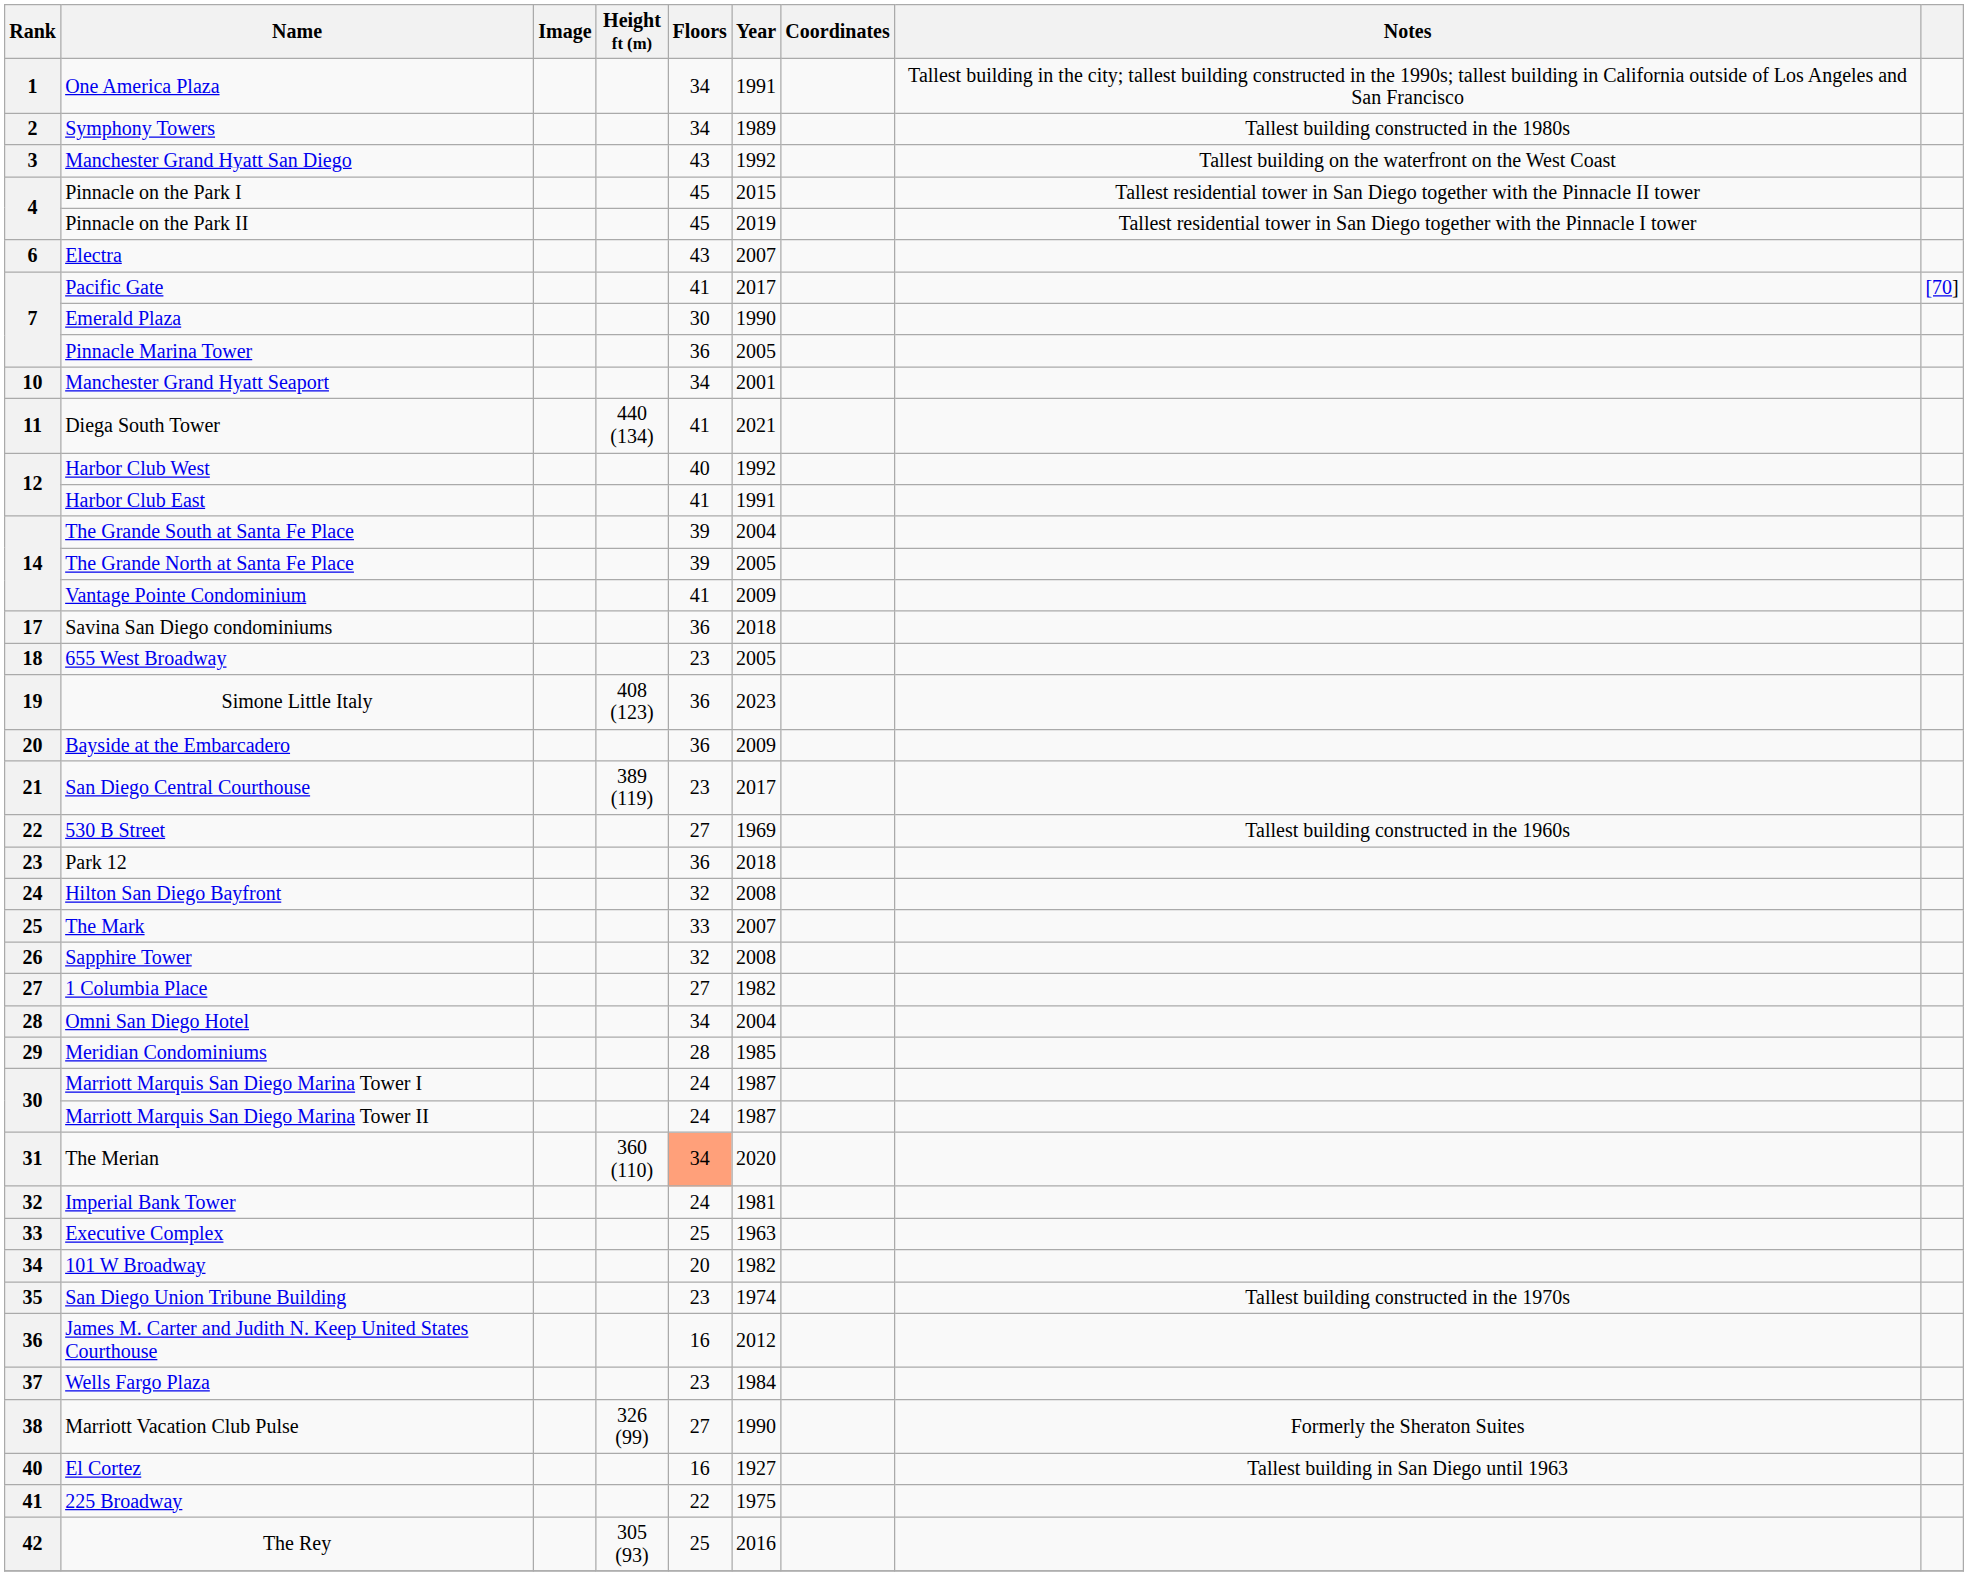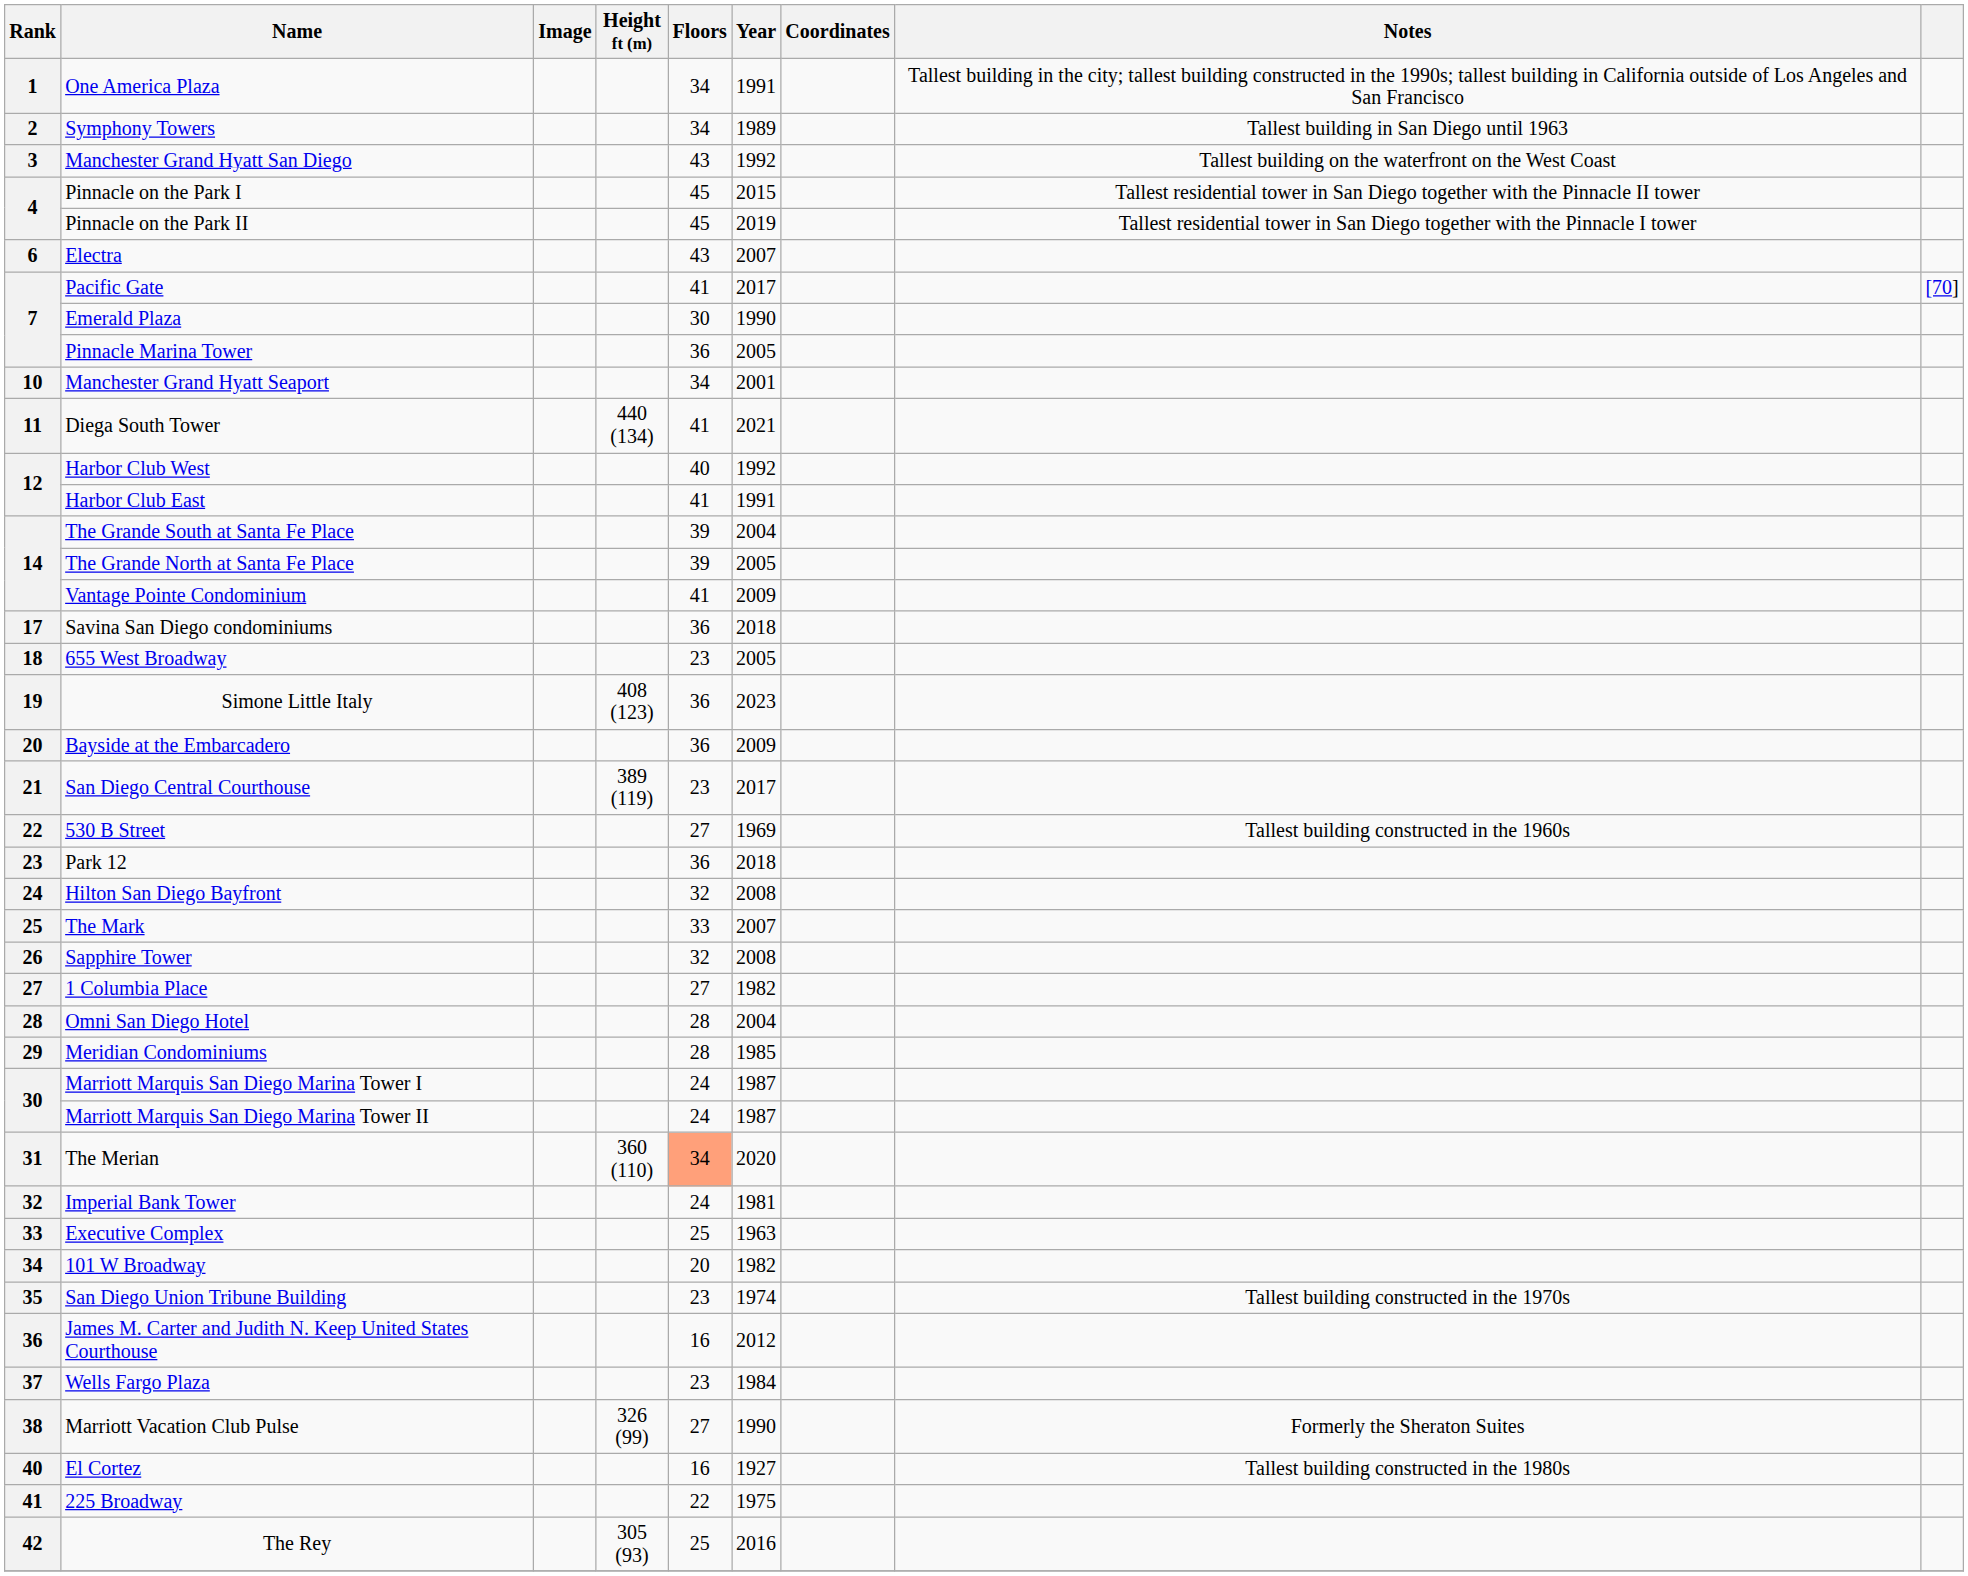(1408, 128) Tallest building constructed in the 1980s -> (1408, 128) Tallest building in San Diego until 1963
(700, 1020) 34 -> (700, 1020) 28
(1408, 1469) Tallest building in San Diego until 1963 -> (1408, 1469) Tallest building constructed in the 1980s
